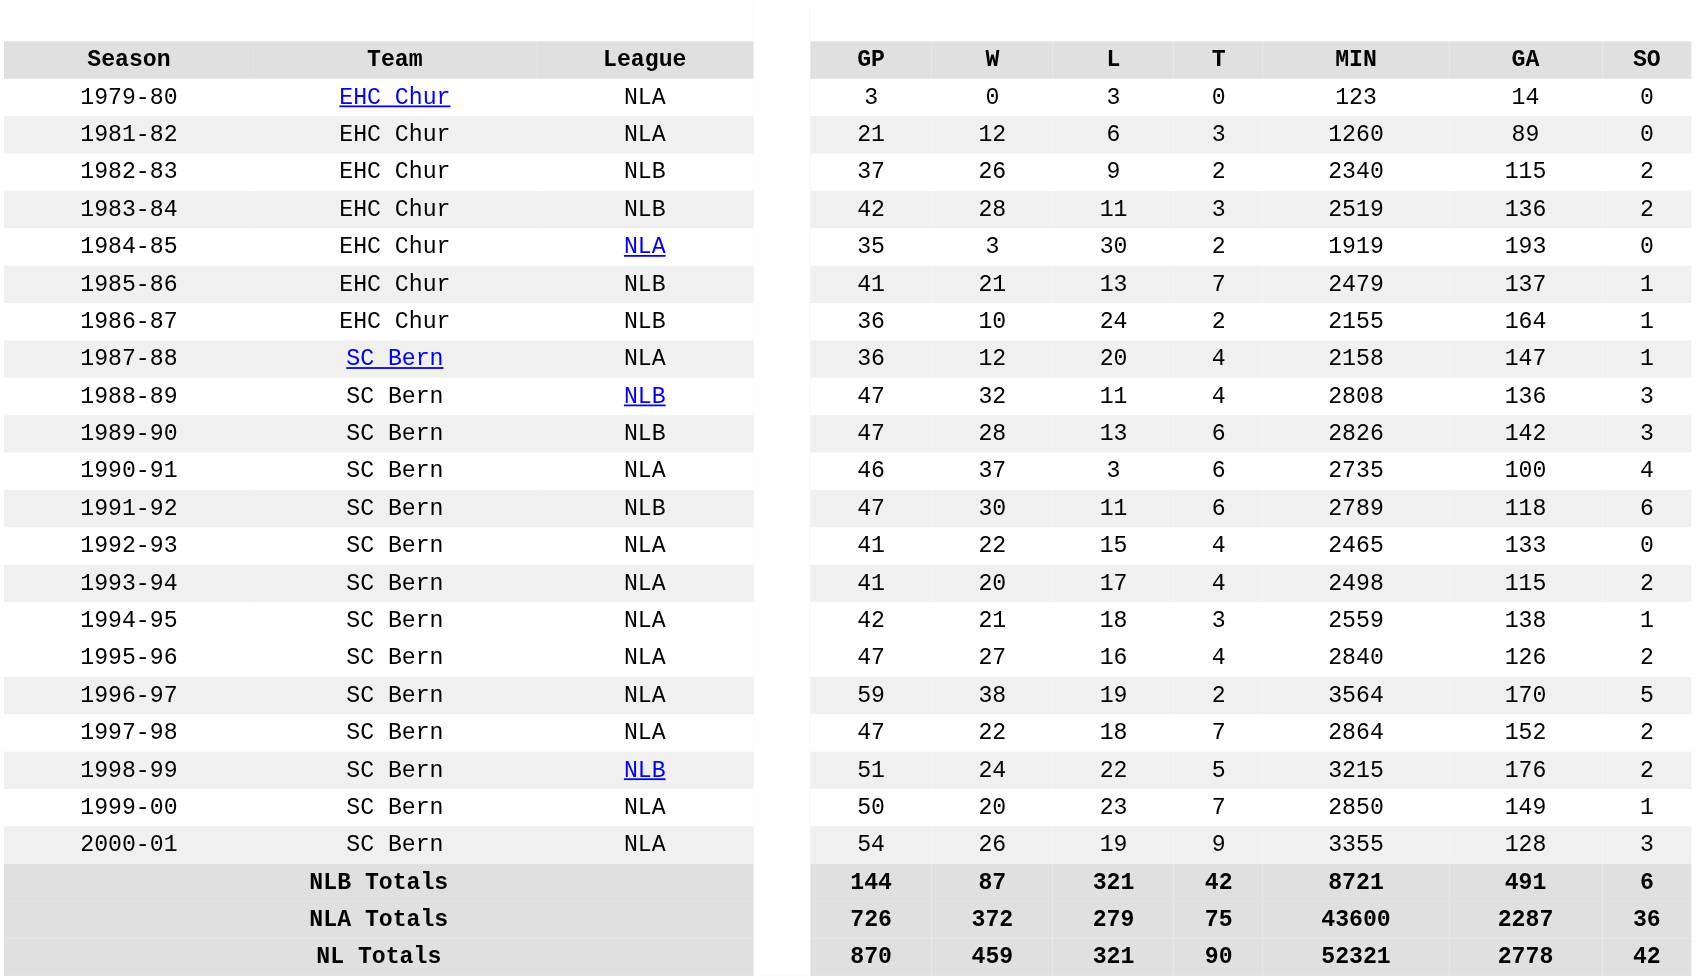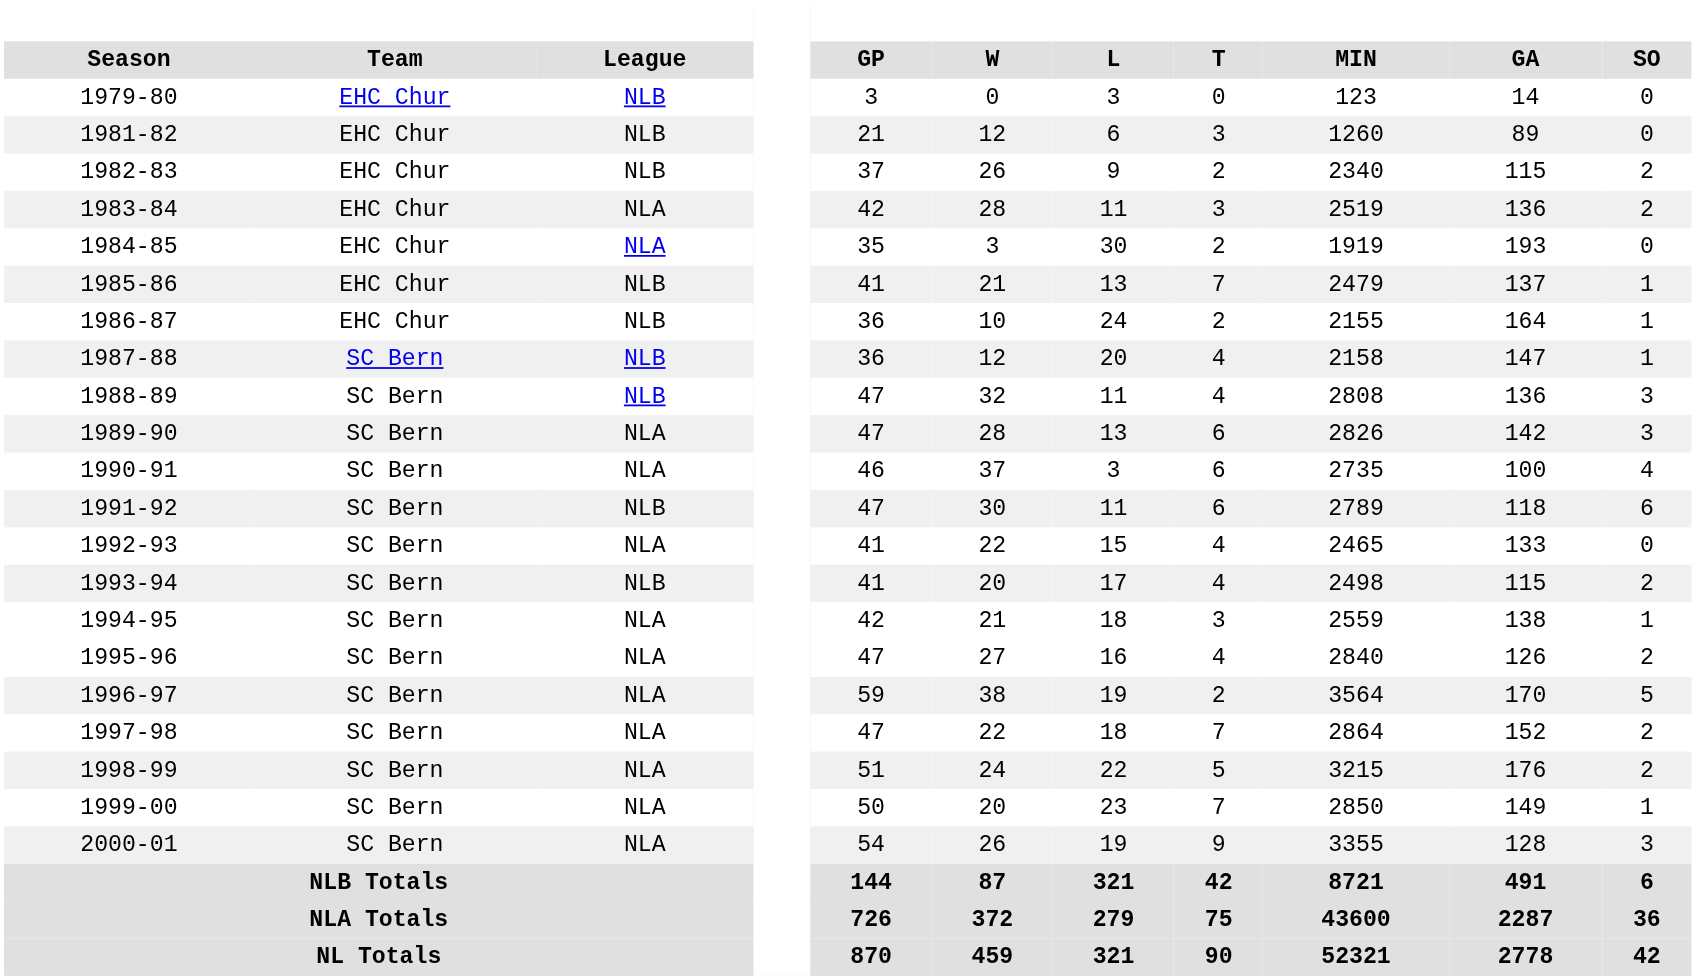(645, 97) NLA -> (645, 97) NLB
(645, 135) NLA -> (645, 135) NLB
(645, 210) NLB -> (645, 210) NLA
(645, 359) NLA -> (645, 359) NLB
(645, 434) NLB -> (645, 434) NLA
(645, 583) NLA -> (645, 583) NLB
(645, 770) NLB -> (645, 770) NLA
